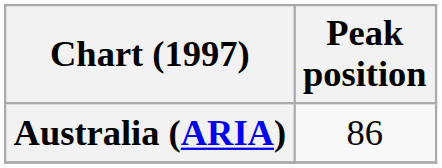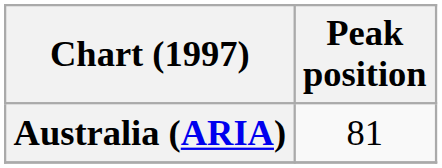(365, 132) 86 -> (365, 132) 81
